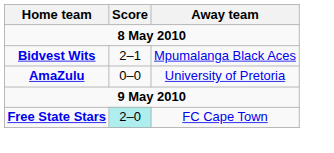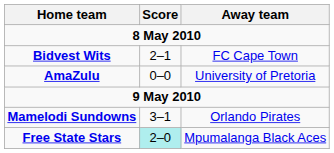(225, 55) Mpumalanga Black Aces -> (255, 55) FC Cape Town
+ row: (72, 117)
(225, 117) FC Cape Town -> (255, 138) Mpumalanga Black Aces
